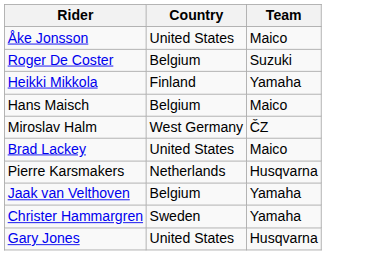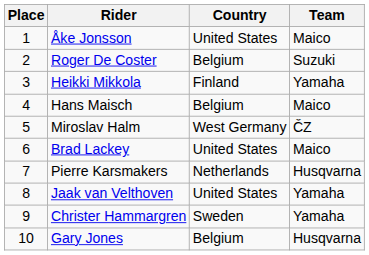+ column: (26, 15)
(175, 194) Belgium -> (235, 194) United States
(192, 238) United States -> (218, 238) Belgium
